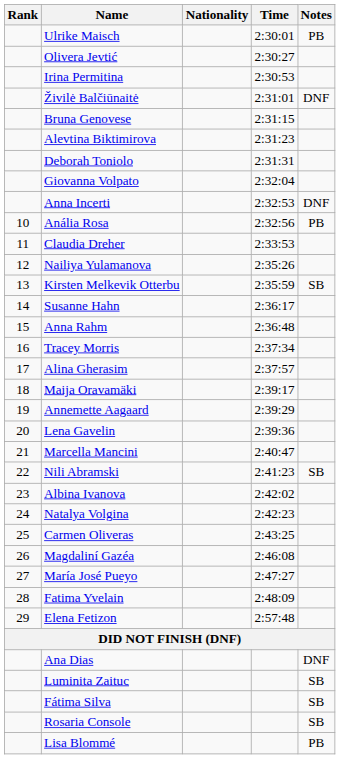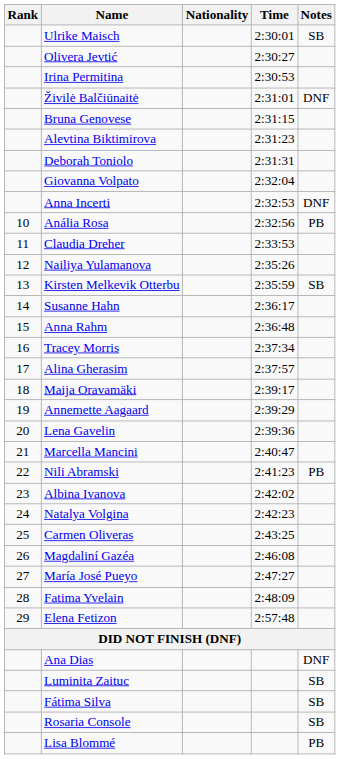(316, 35) PB -> (316, 35) SB
(316, 472) SB -> (316, 472) PB
